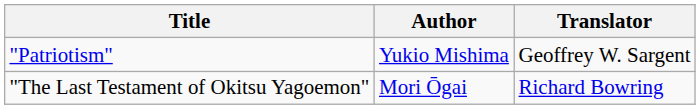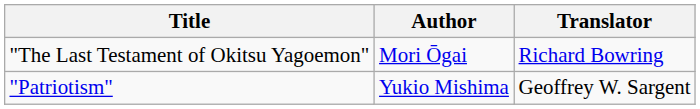rows swapped: (189, 87) <-> (61, 54)
